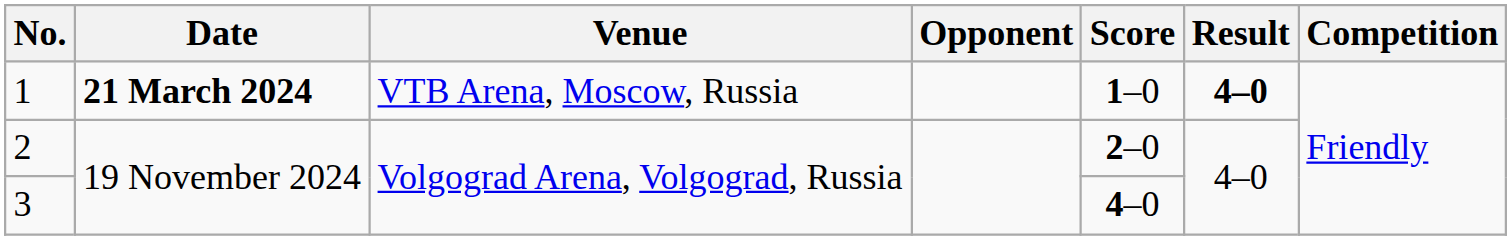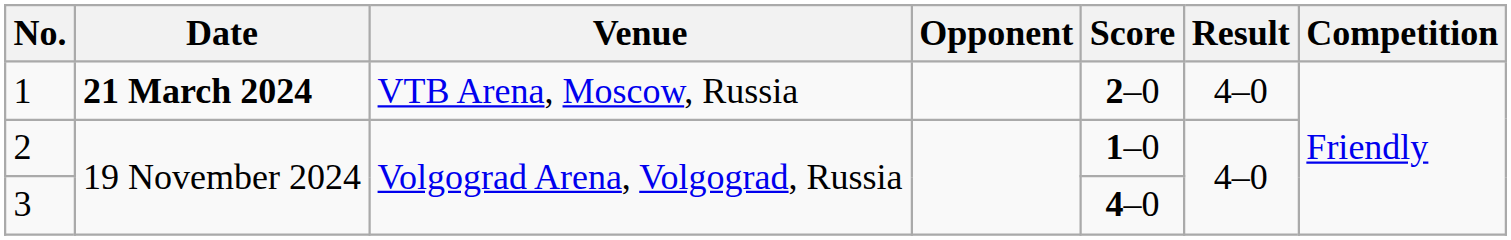(1132, 90) 1–0 -> (1132, 90) 2–0
(1241, 90) bold -> (1241, 90) normal
(1132, 147) 2–0 -> (1132, 147) 1–0
